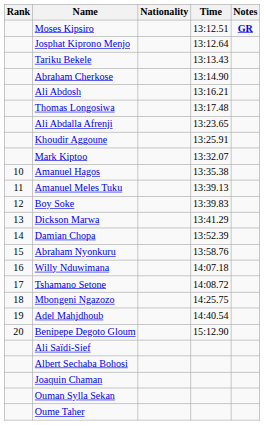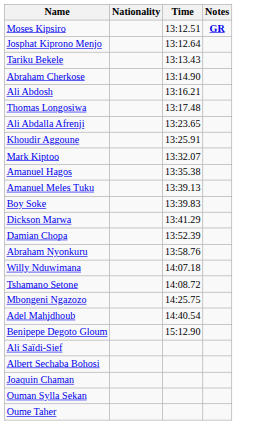- column: (18, 12)
